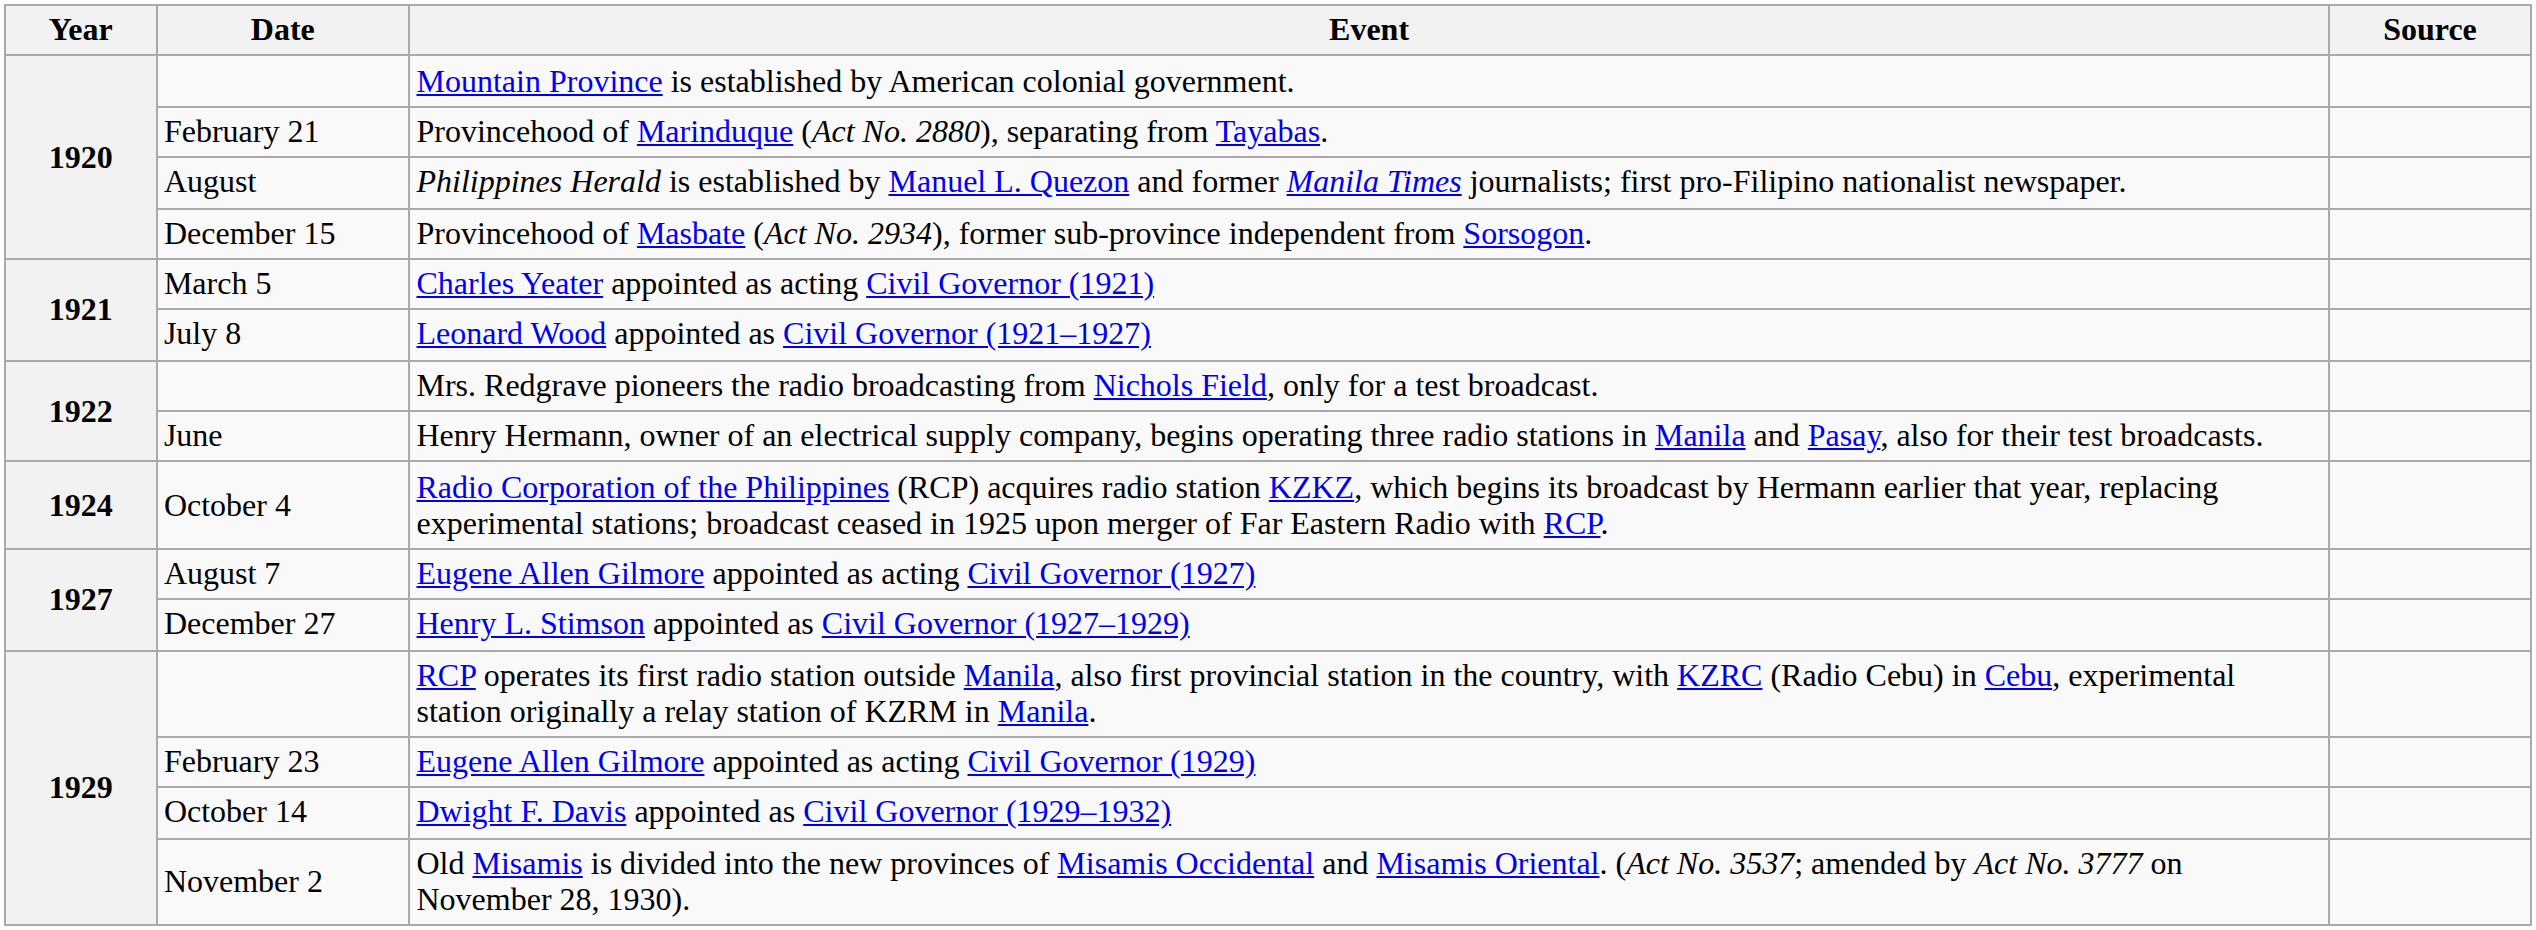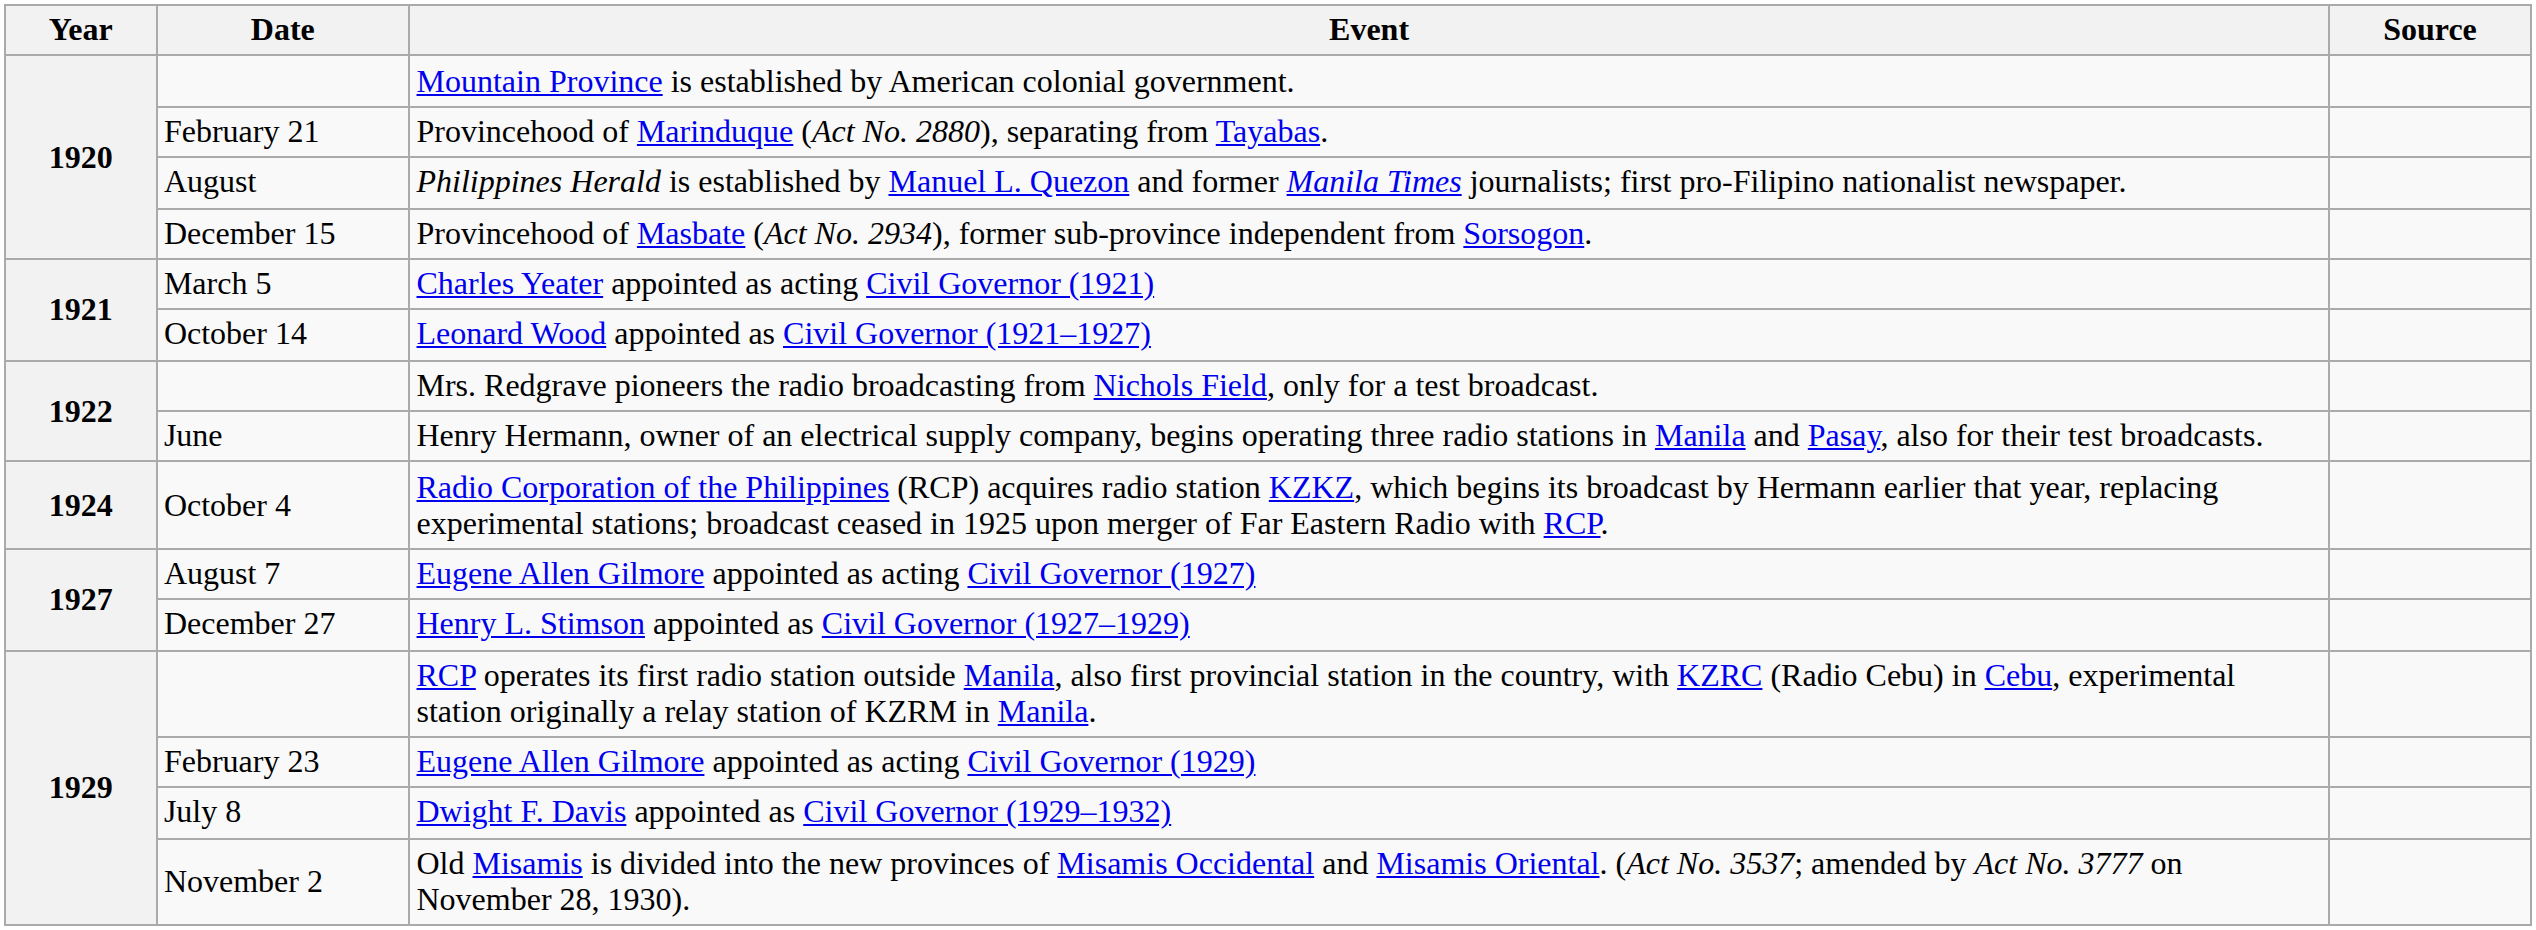(203, 334) July 8 -> (235, 334) October 14
(235, 812) October 14 -> (203, 812) July 8
